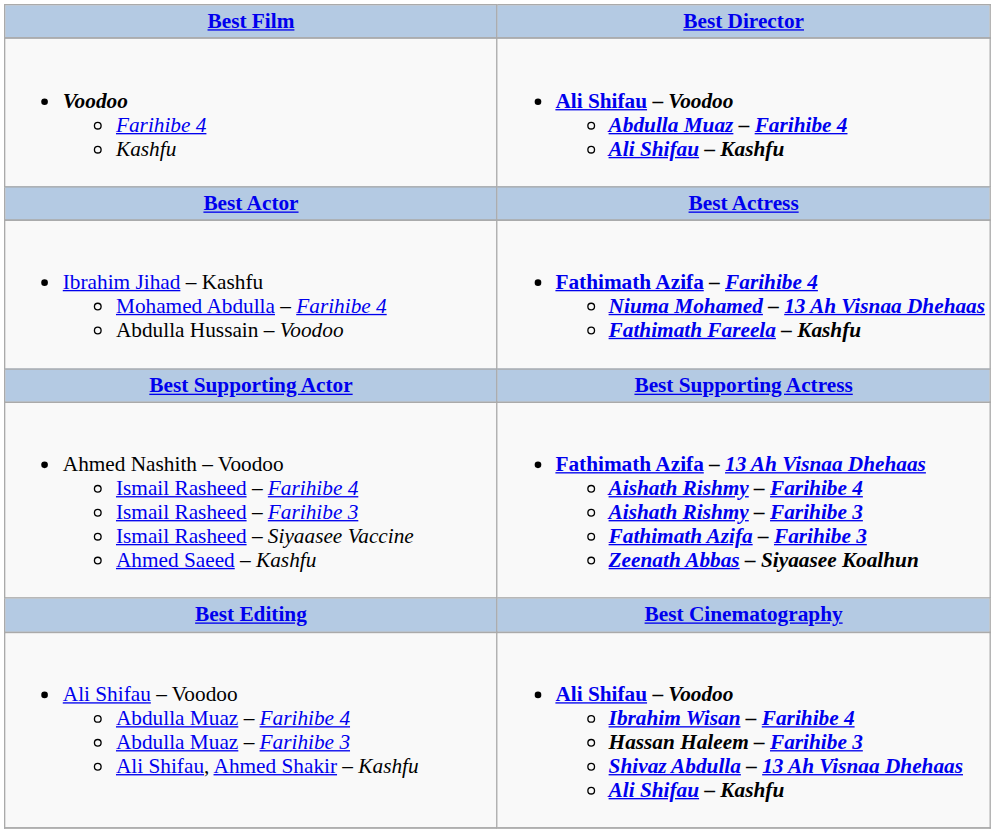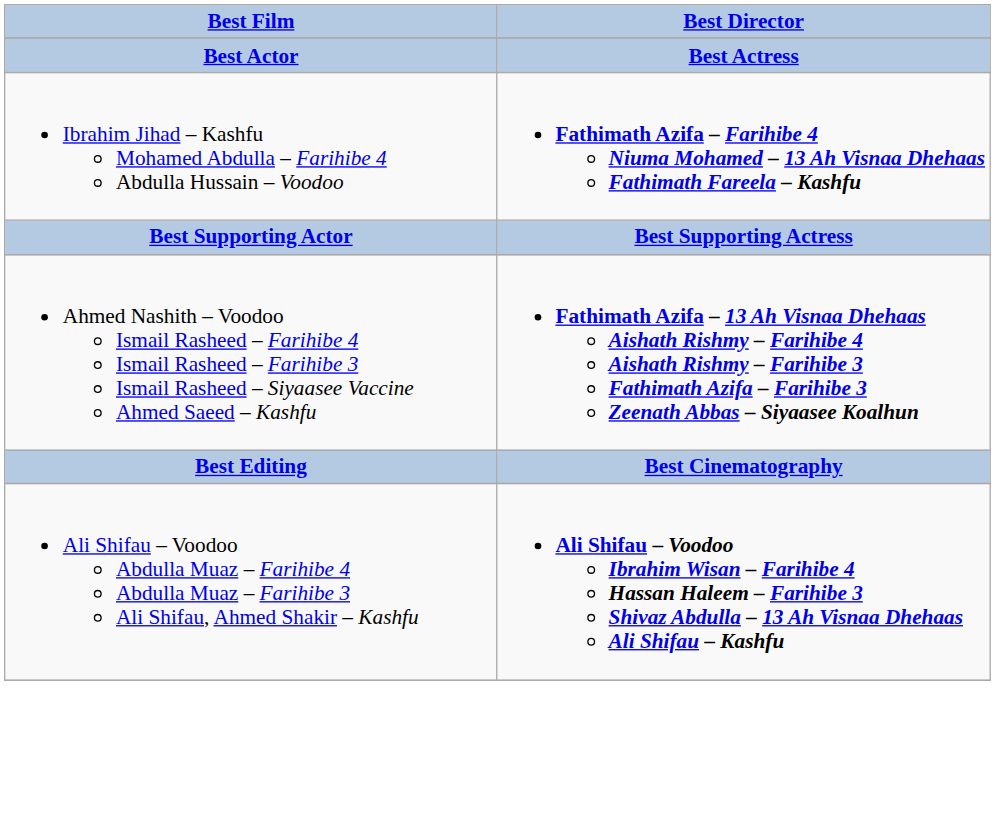- row: (251, 124)
